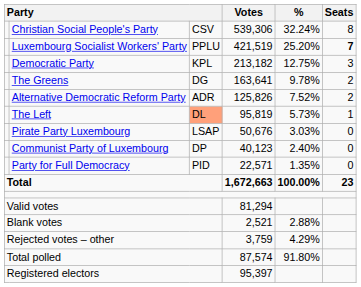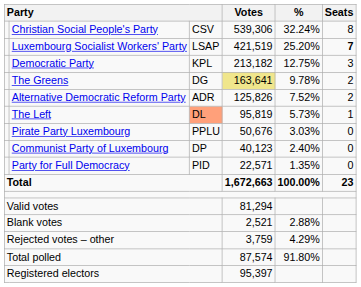(206, 47) PPLU -> (206, 47) LSAP
(253, 81) no background -> (253, 81) khaki background
(206, 132) LSAP -> (206, 132) PPLU
